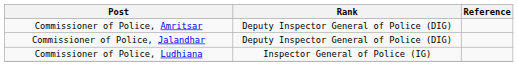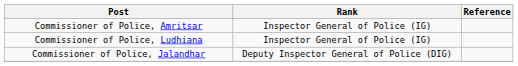(347, 26) Deputy Inspector General of Police (DIG) -> (347, 26) Inspector General of Police (IG)
rows swapped: (119, 54) <-> (119, 40)
